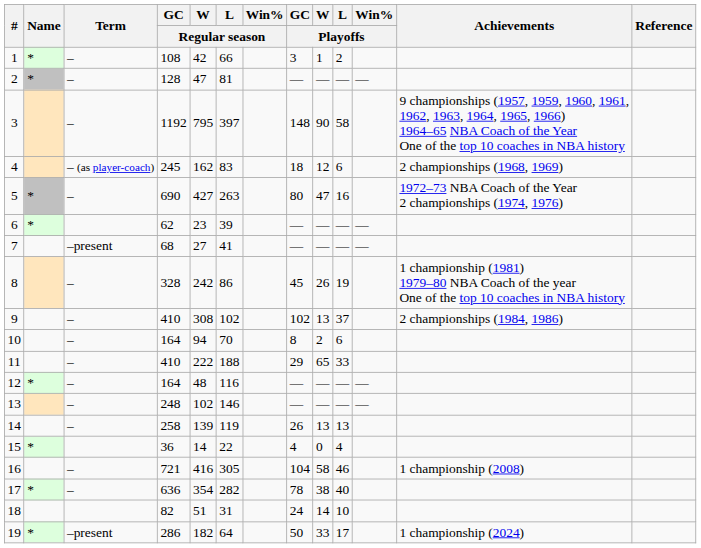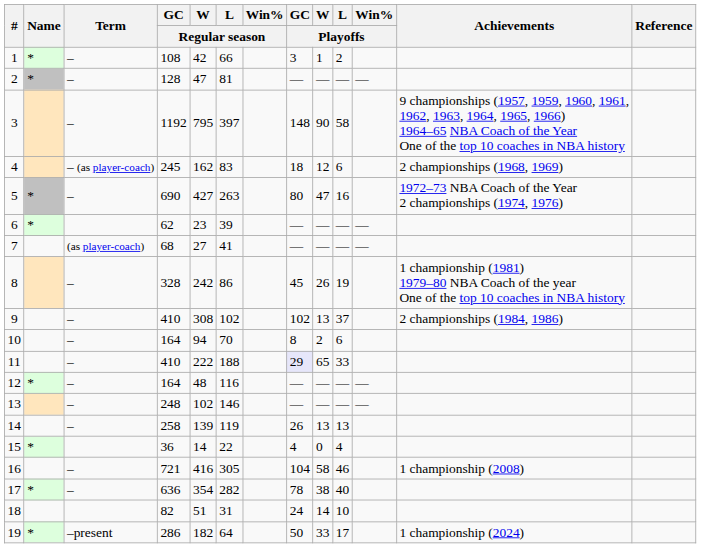(90, 246) –present -> (106, 246) (as player-coach)
(296, 361) no background -> (296, 361) lavender background
